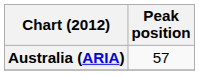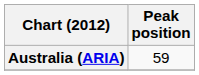(161, 57) 57 -> (161, 57) 59
